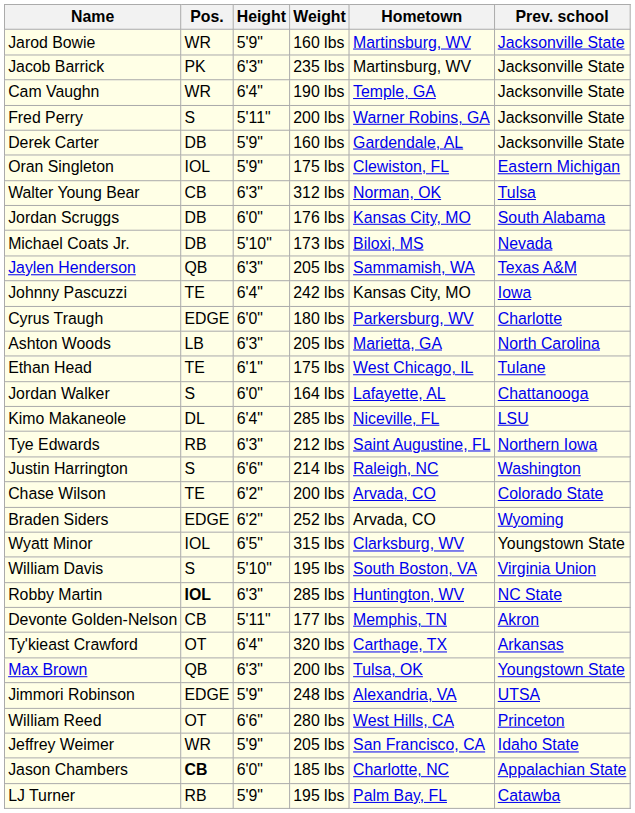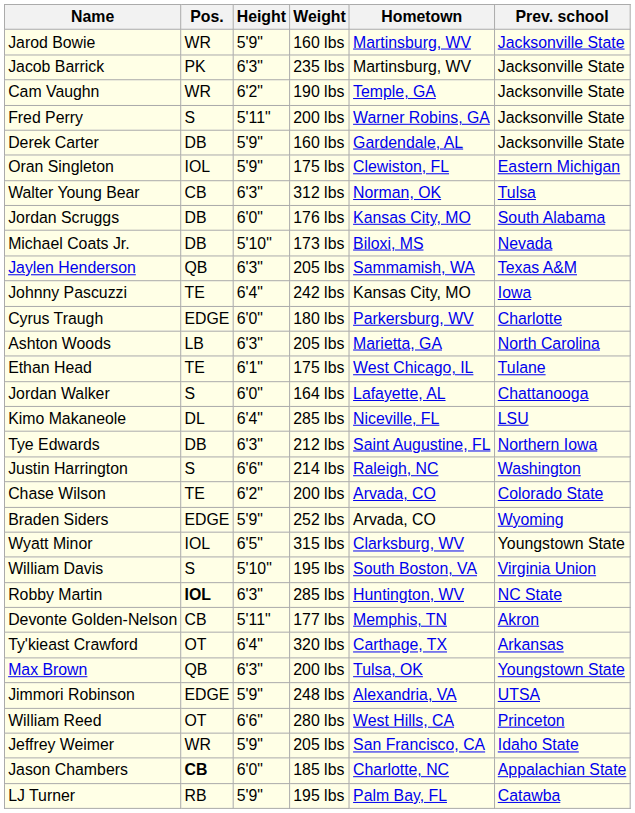(250, 92) 6'4" -> (250, 92) 6'2"
(196, 444) RB -> (196, 444) DB
(250, 519) 6'2" -> (250, 519) 5'9"
